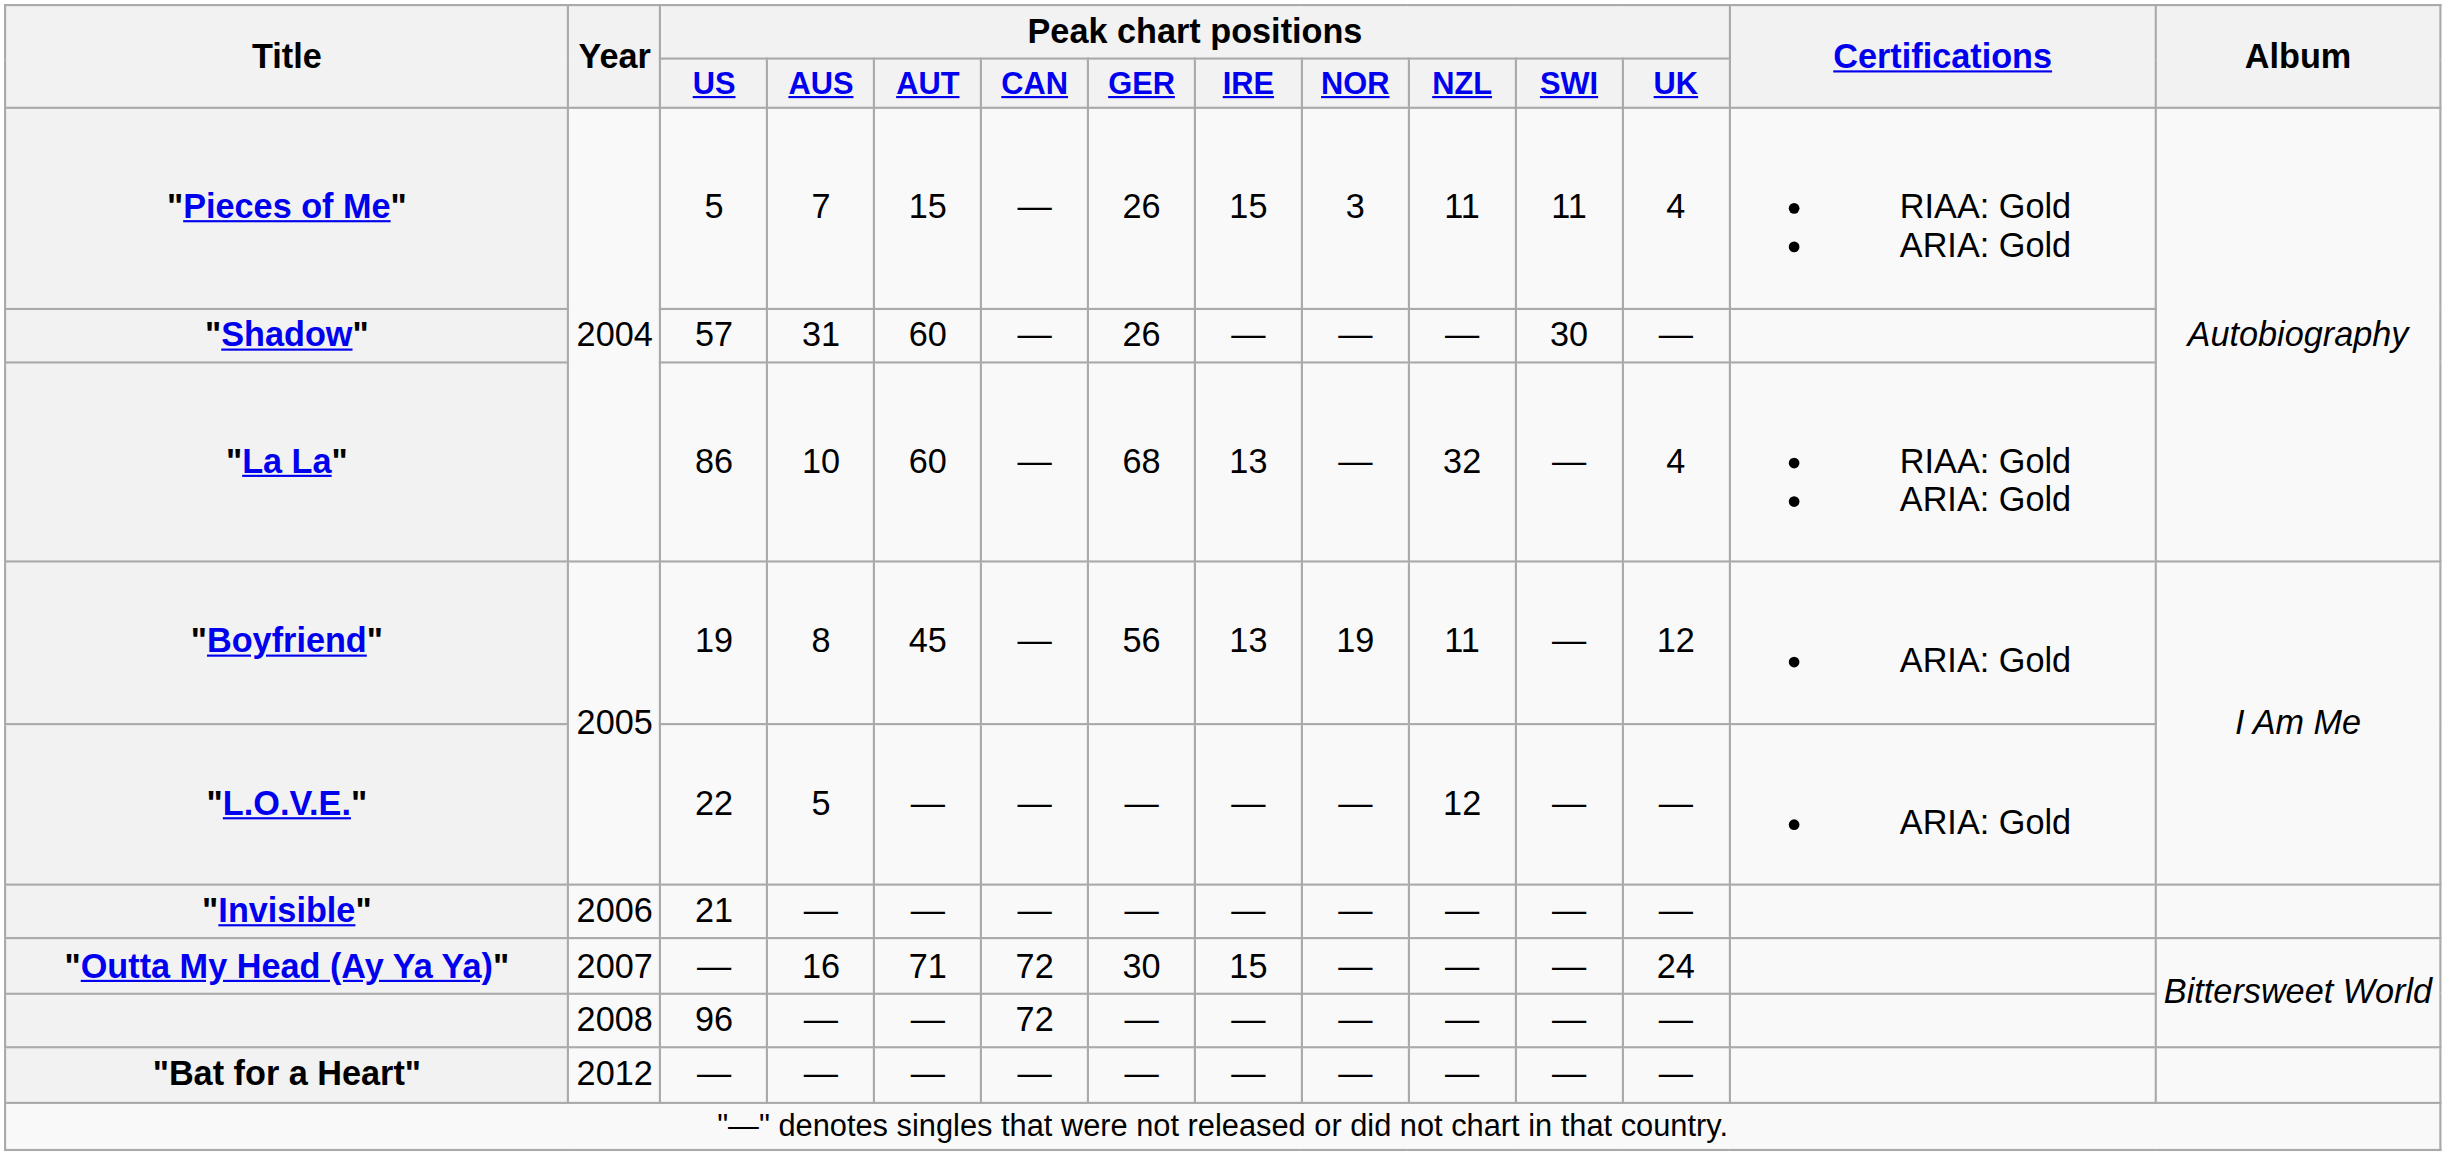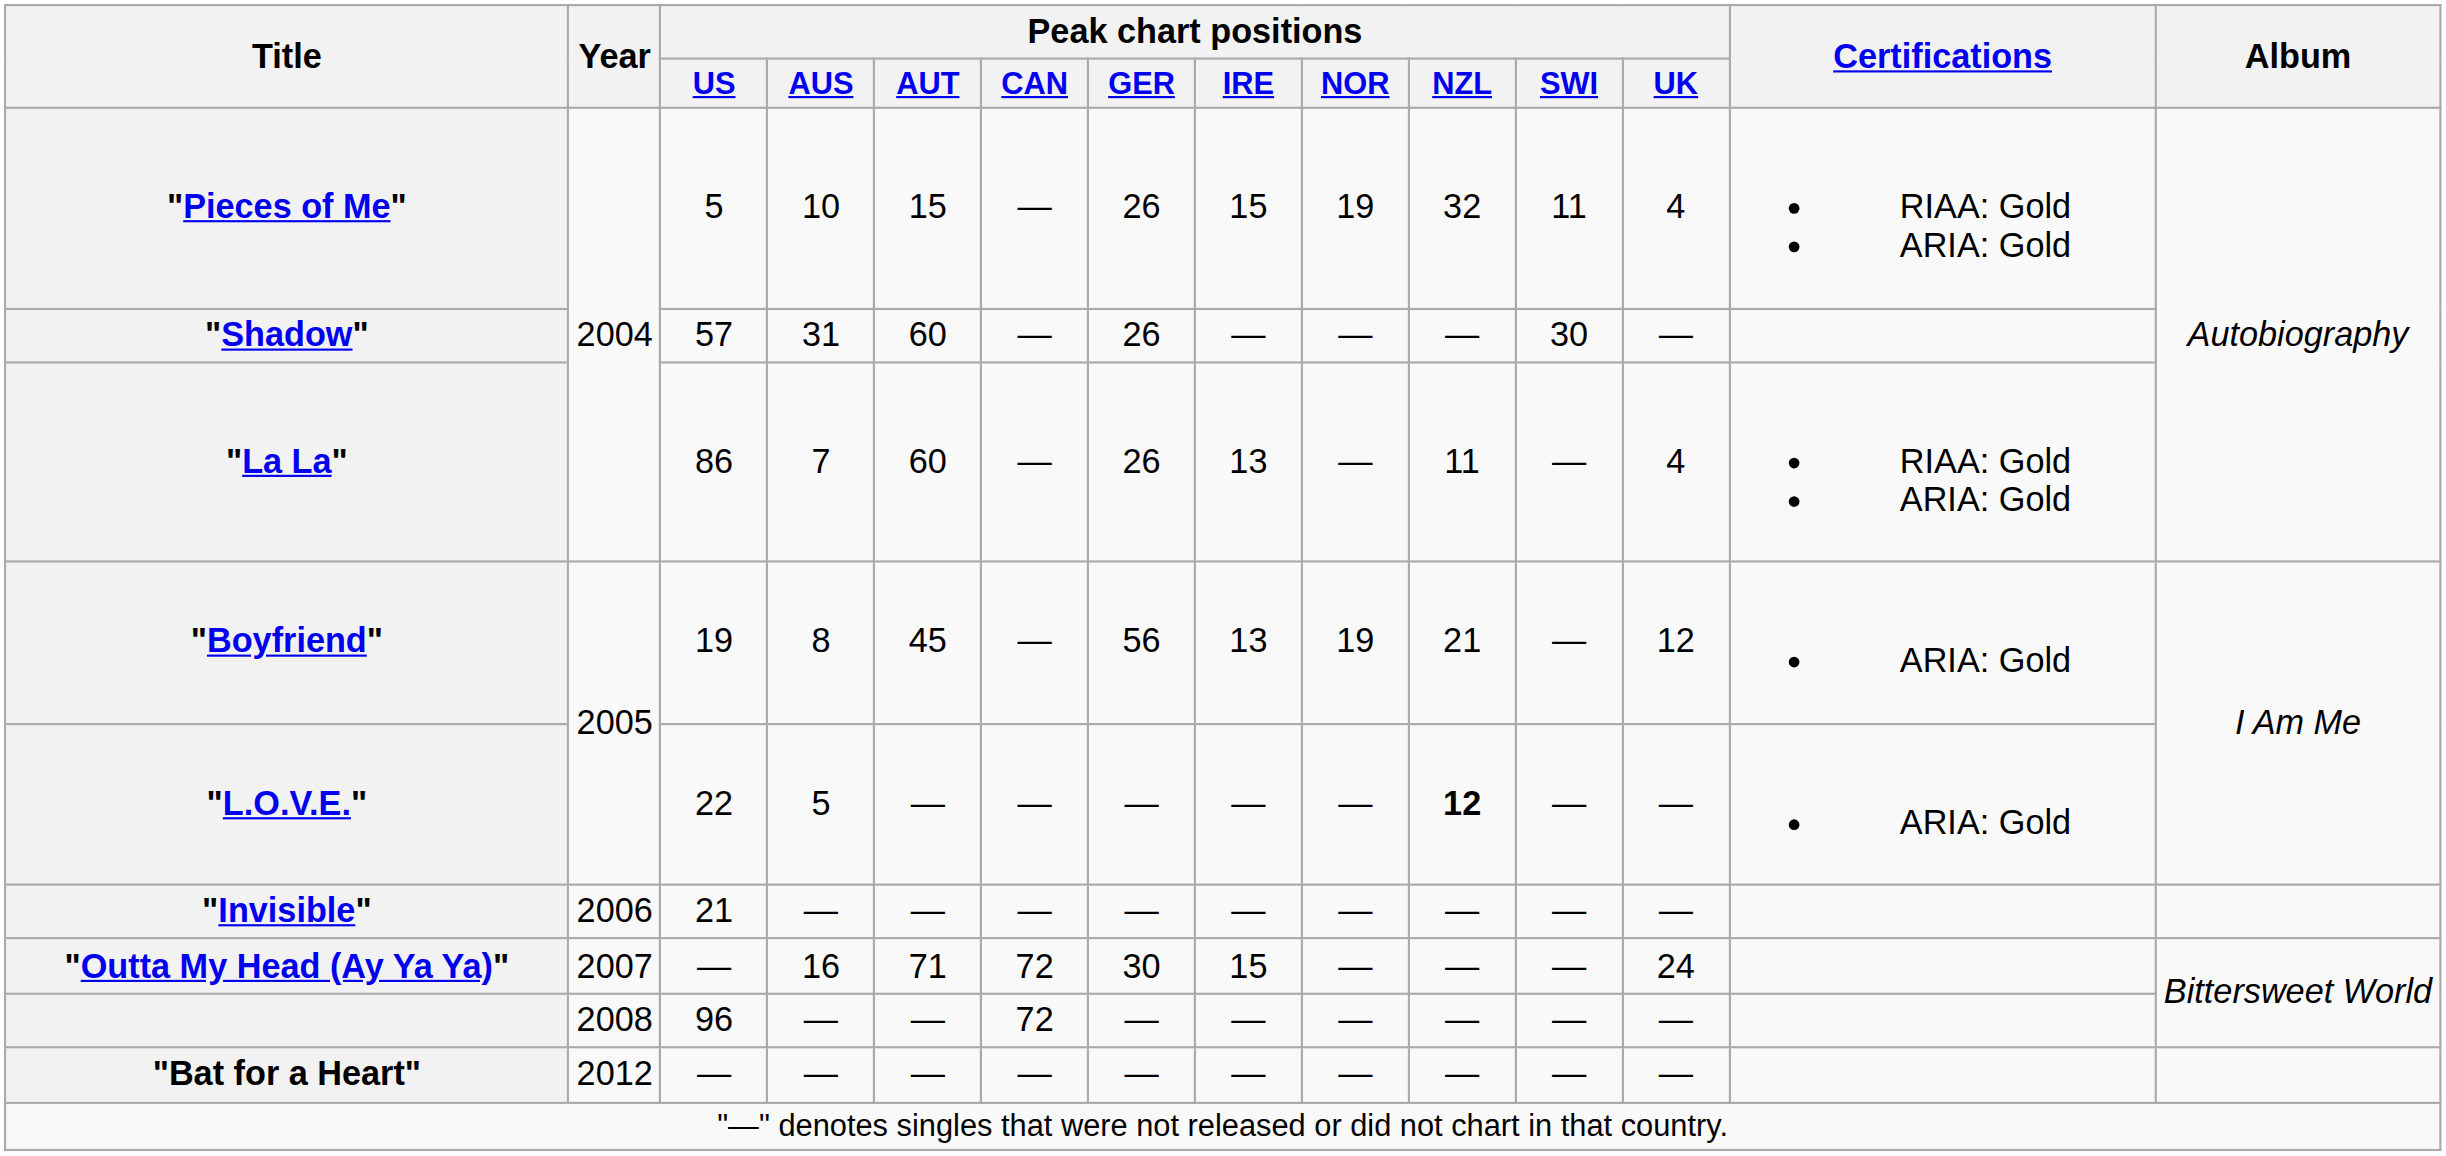(821, 207) 7 -> (821, 207) 10
(1355, 207) 3 -> (1355, 207) 19
(1462, 207) 11 -> (1462, 207) 32
(821, 461) 10 -> (821, 461) 7
(1142, 461) 68 -> (1142, 461) 26
(1462, 461) 32 -> (1462, 461) 11
(1462, 642) 11 -> (1462, 642) 21
(1462, 803) normal -> (1462, 803) bold
